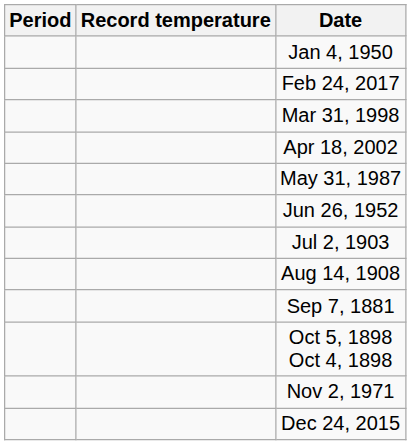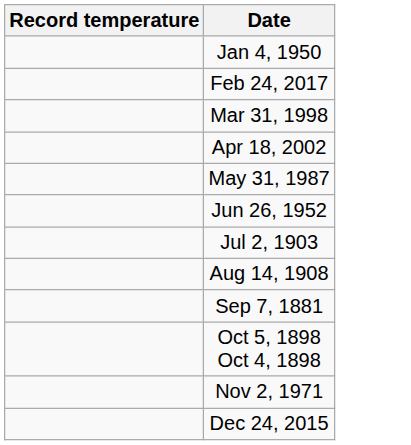- column: (40, 20)
